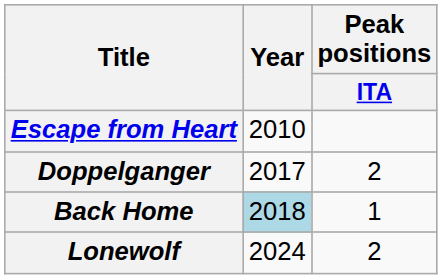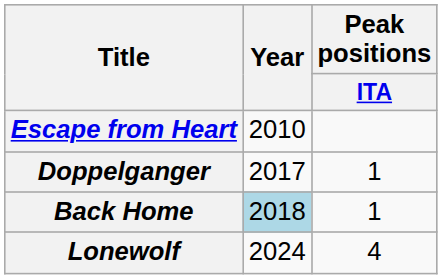(374, 171) 2 -> (374, 171) 1
(374, 252) 2 -> (374, 252) 4
